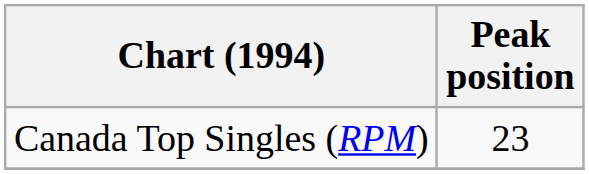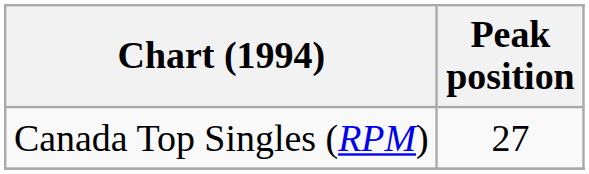(510, 137) 23 -> (510, 137) 27
